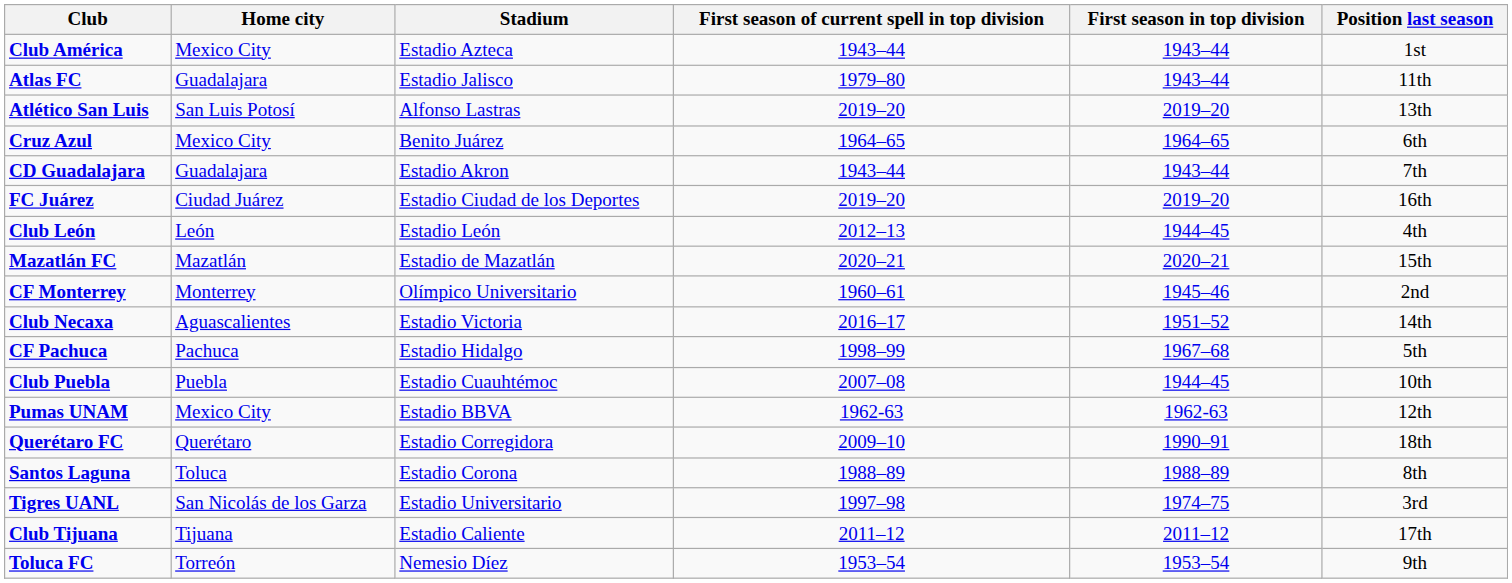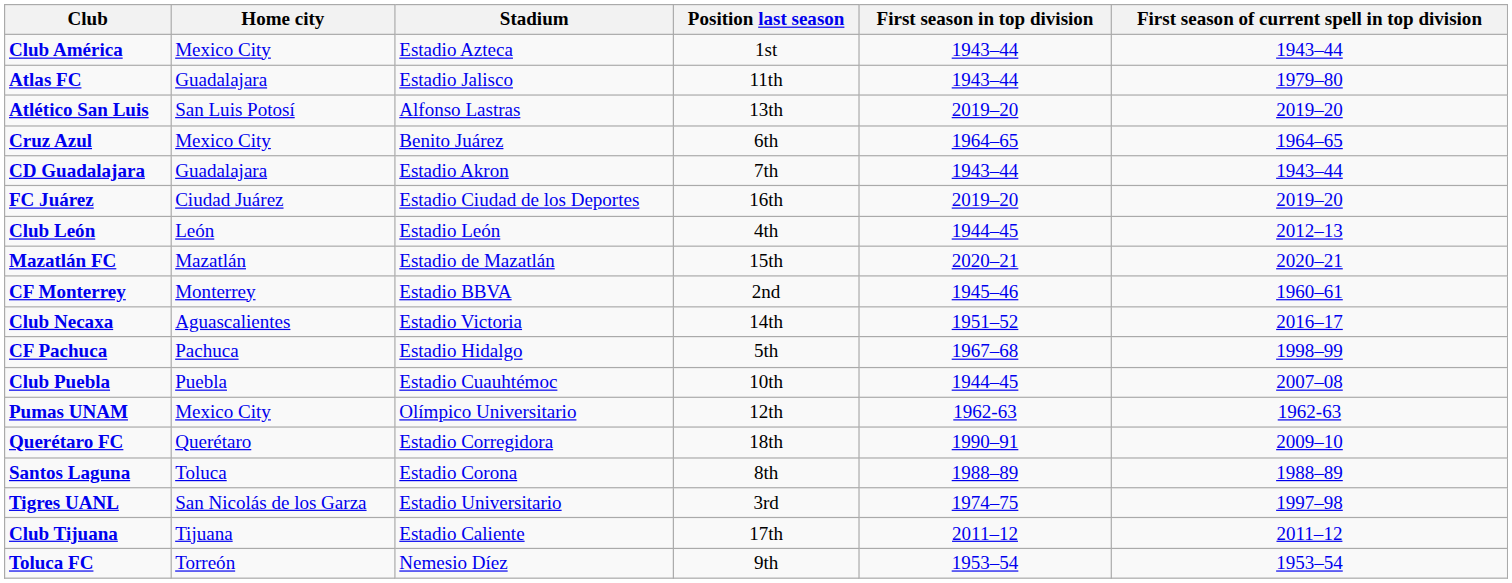columns swapped: (1415, 19) <-> (872, 19)
(488, 291) Olímpico Universitario -> (455, 291) Estadio BBVA
(455, 412) Estadio BBVA -> (488, 412) Olímpico Universitario
